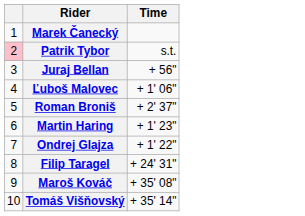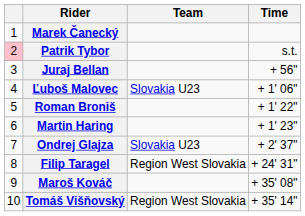+ column: (188, 13)
(157, 107) + 2' 37" -> (278, 107) + 1' 22"
(157, 145) + 1' 22" -> (278, 145) + 2' 37"
